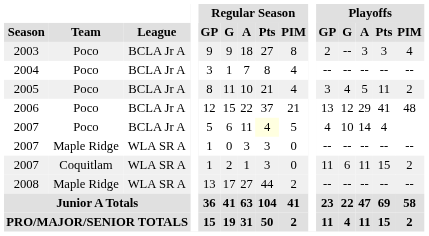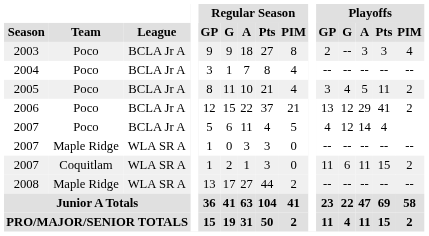(409, 108) 48 -> (409, 108) 2
(267, 127) lightyellow background -> (267, 127) no background
(347, 127) 10 -> (347, 127) 12
